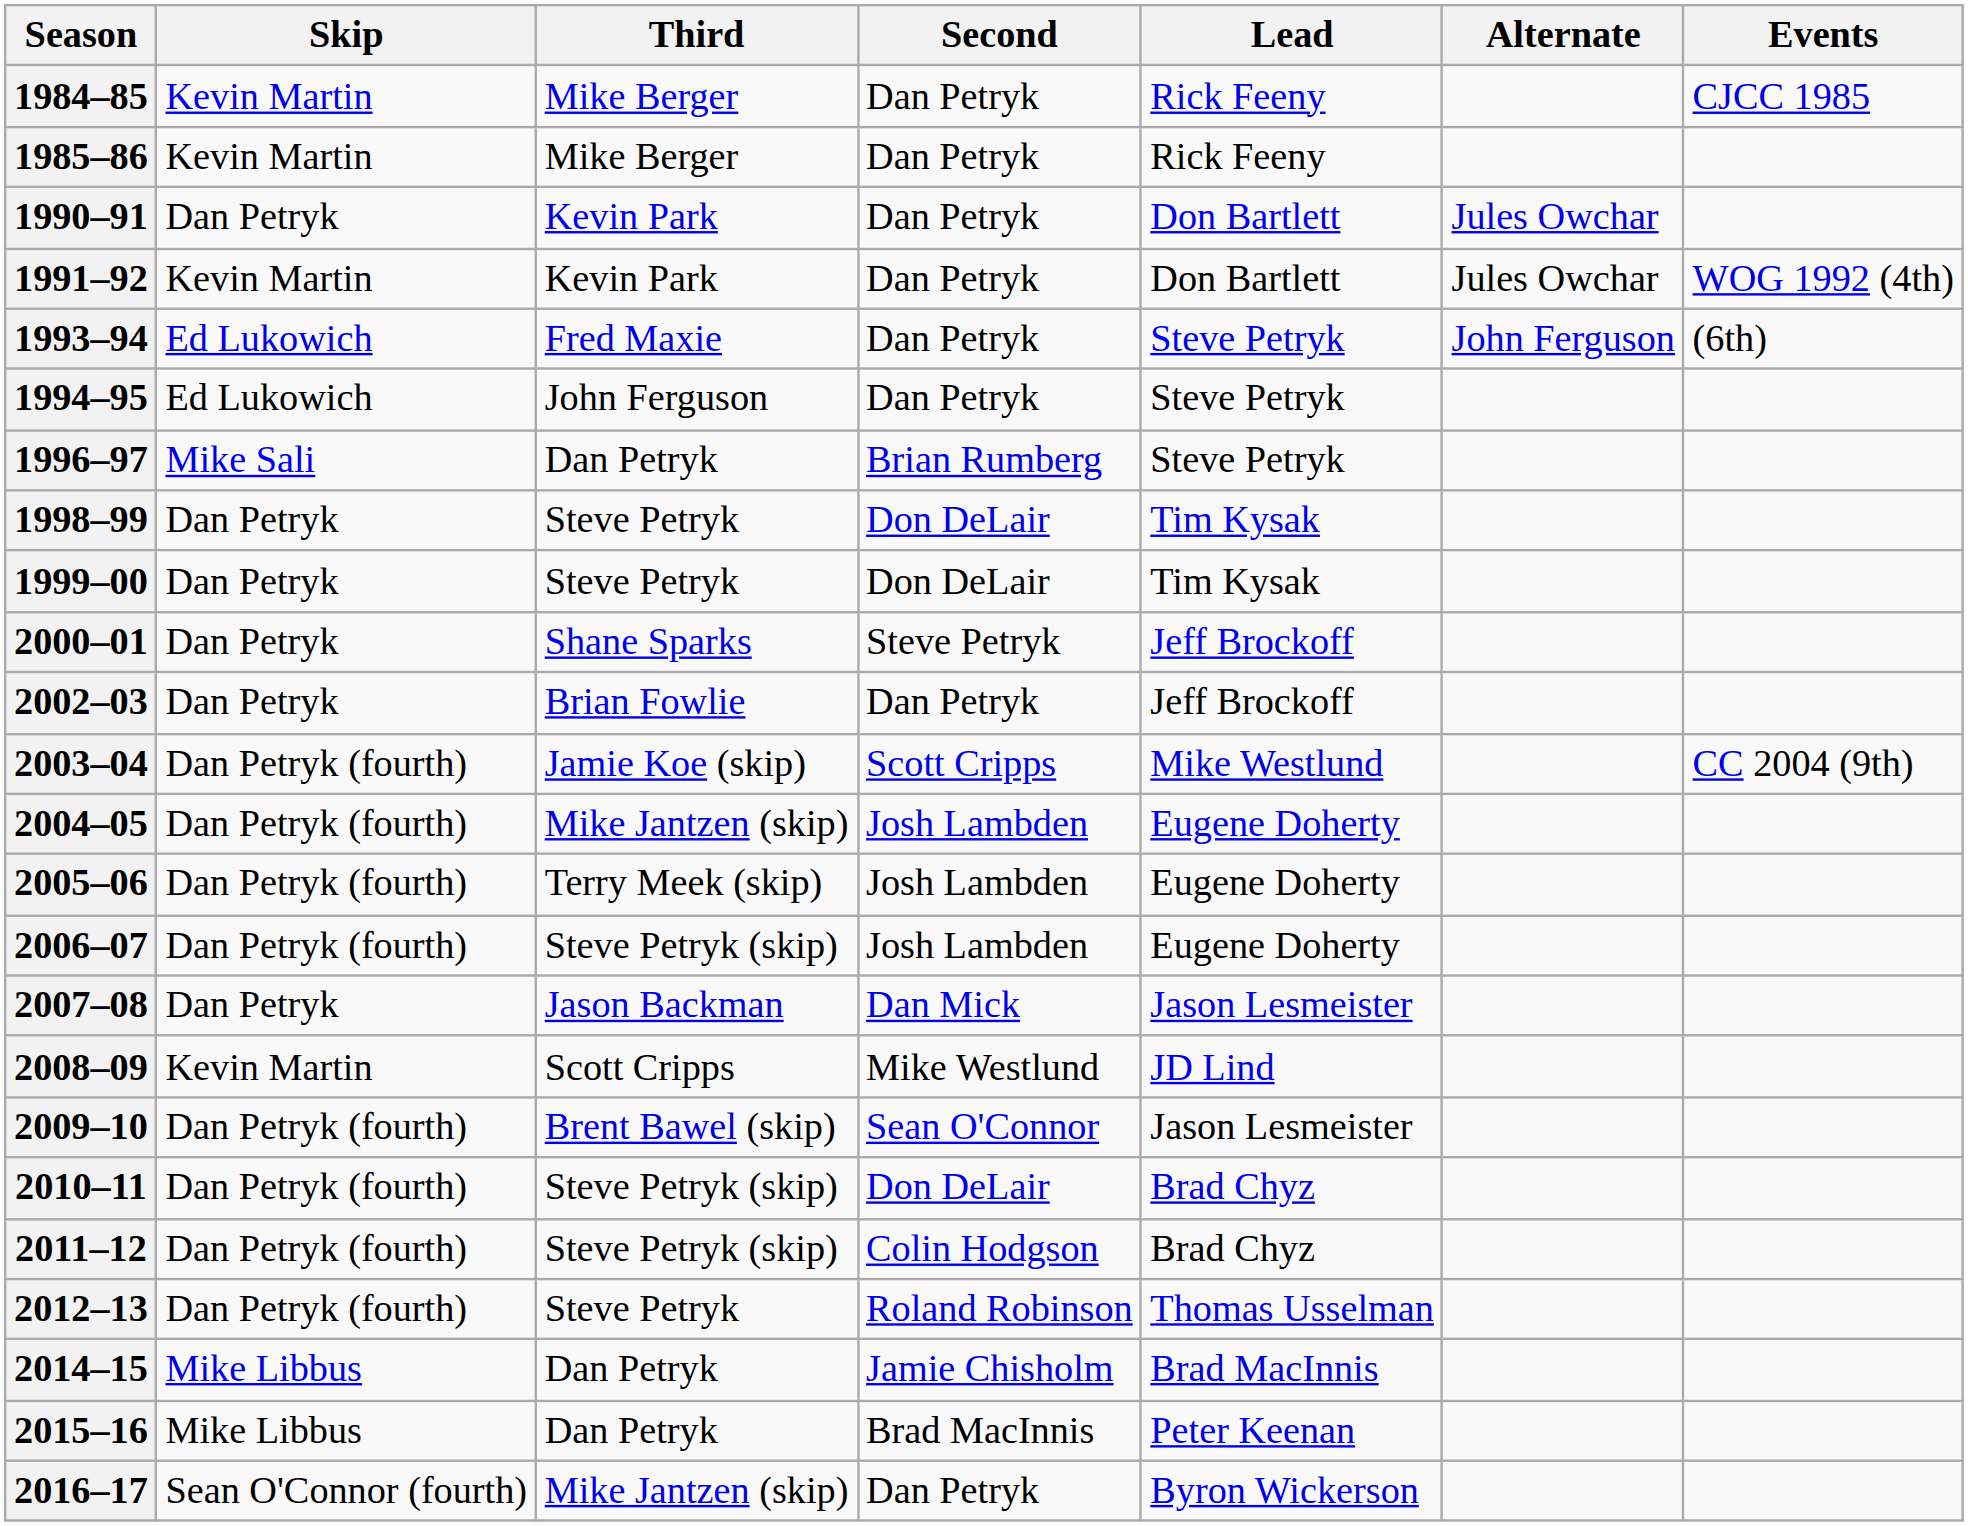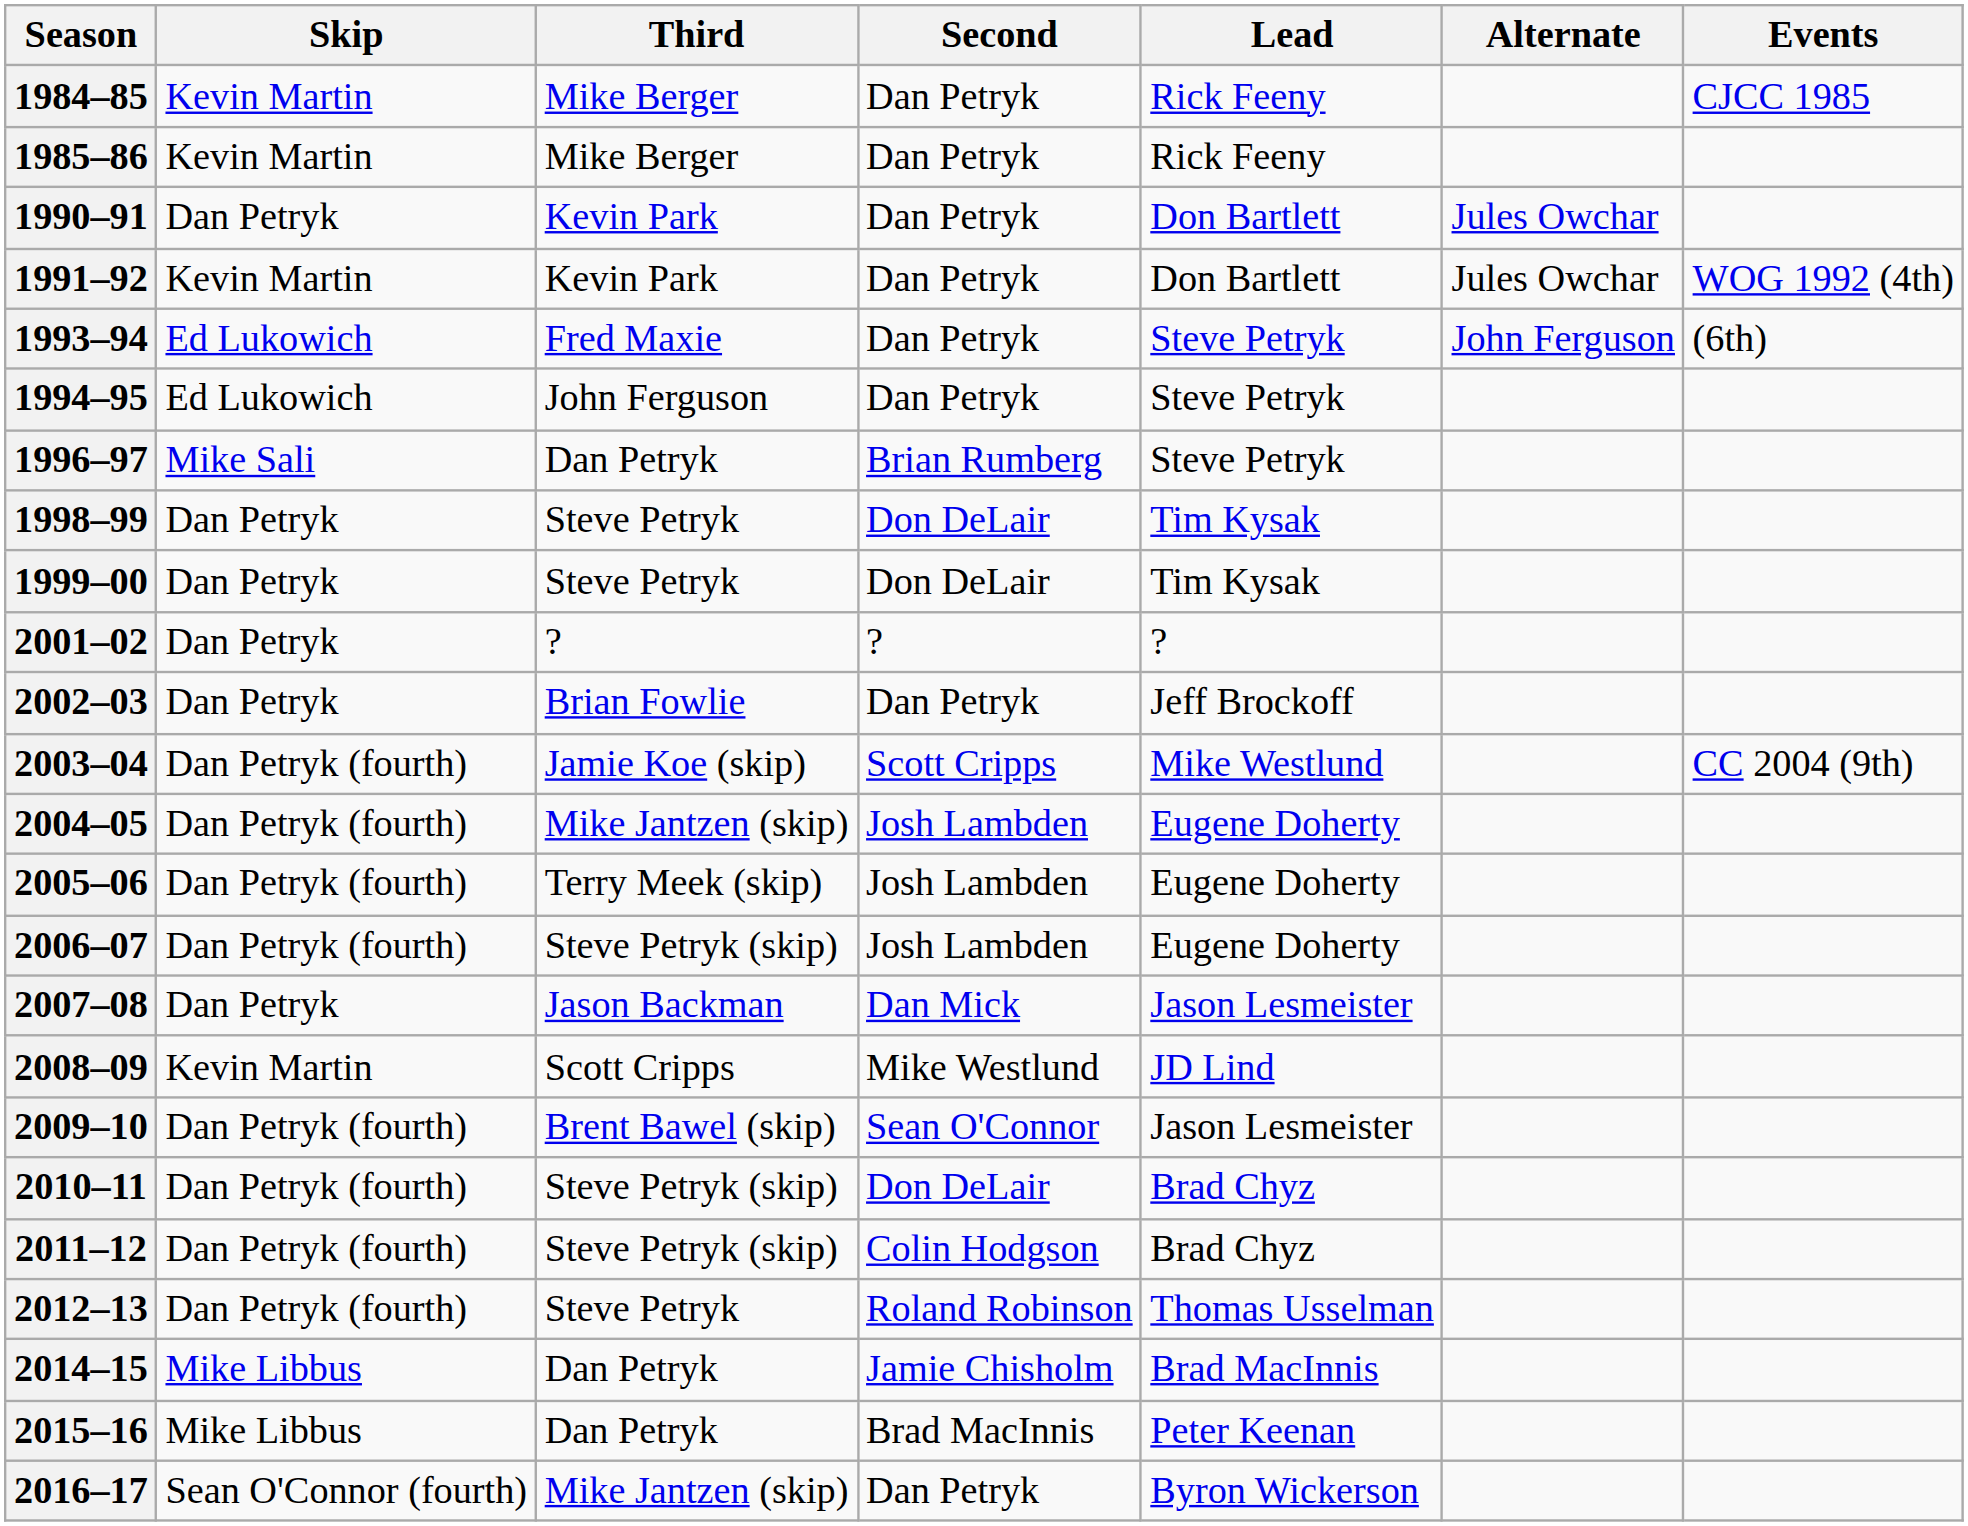- row: (81, 641)
+ row: (81, 641)
